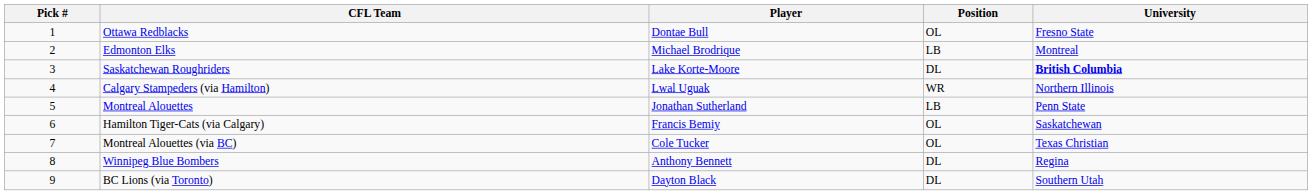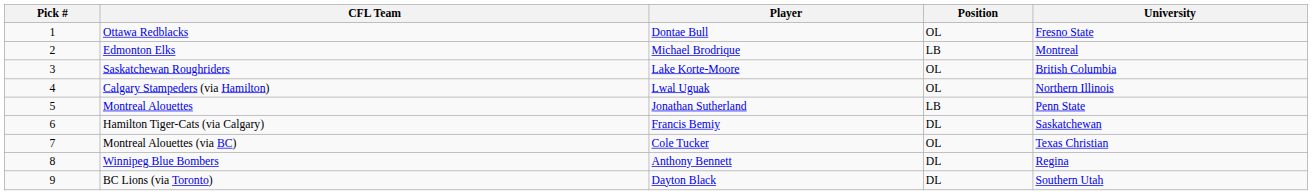(934, 69) DL -> (934, 69) OL
(1079, 69) bold -> (1076, 69) normal
(935, 87) WR -> (934, 87) OL
(934, 124) OL -> (934, 124) DL
